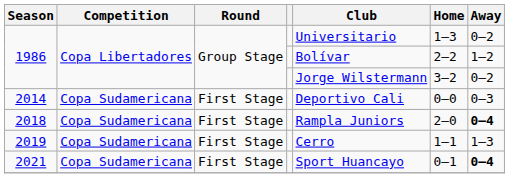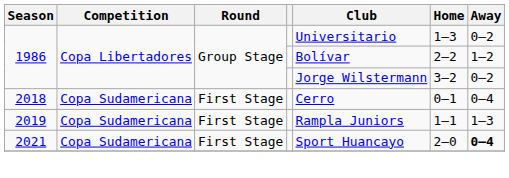- row: (31, 99)
(350, 120) Rampla Juniors -> (315, 99) Cerro
(445, 120) 2–0 -> (445, 99) 0–1
(482, 120) bold -> (482, 99) normal
(315, 141) Cerro -> (350, 120) Rampla Juniors
(445, 162) 0–1 -> (445, 141) 2–0
